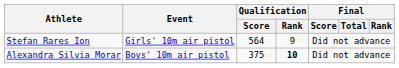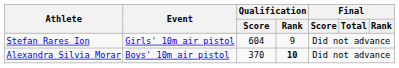(256, 40) 564 -> (256, 40) 604
(256, 55) 375 -> (256, 55) 370
